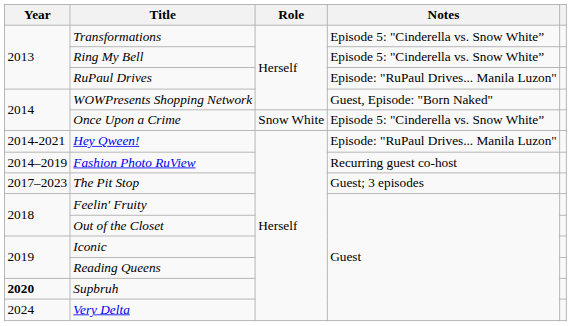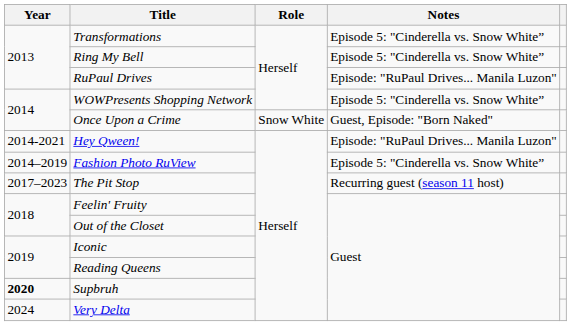(412, 99) Guest, Episode: "Born Naked" -> (437, 99) Episode 5: "Cinderella vs. Snow White”
(437, 120) Episode 5: "Cinderella vs. Snow White” -> (412, 120) Guest, Episode: "Born Naked"
(394, 162) Recurring guest co-host -> (437, 162) Episode 5: "Cinderella vs. Snow White”
(377, 183) Guest; 3 episodes -> (417, 183) Recurring guest (season 11 host)
